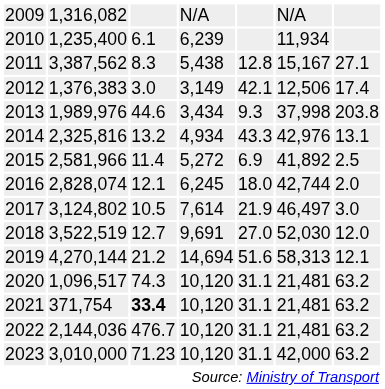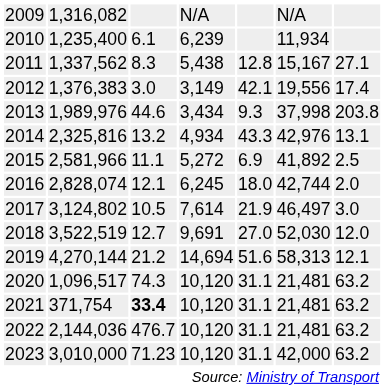(88, 63) 3,387,562 -> (88, 63) 1,337,562
(304, 87) 12,506 -> (304, 87) 19,556
(148, 160) 11.4 -> (148, 160) 11.1
